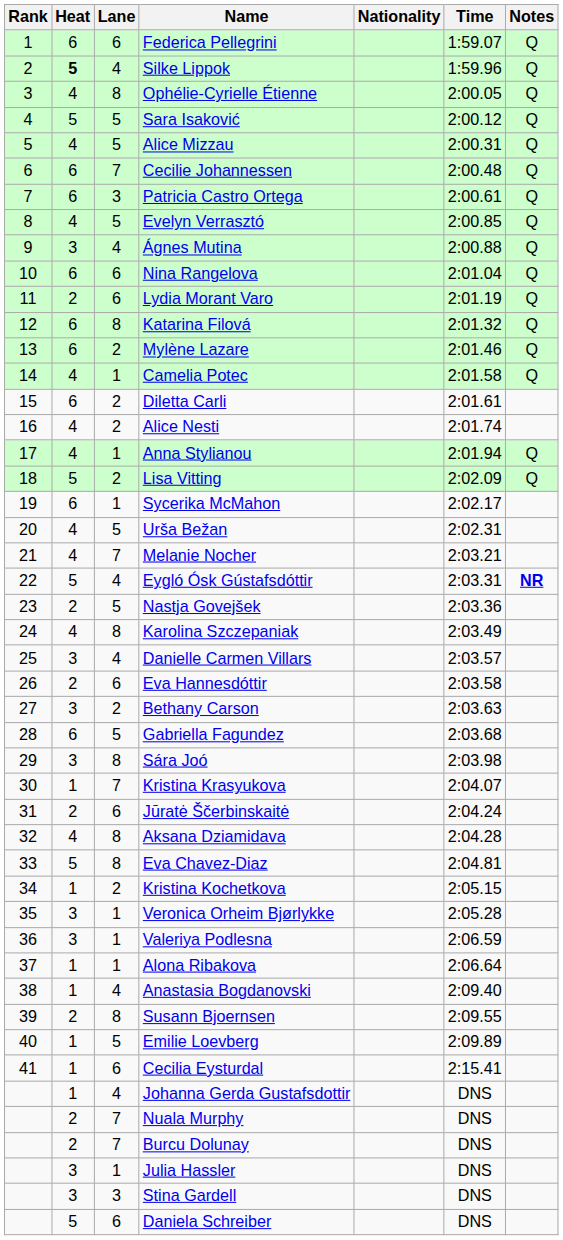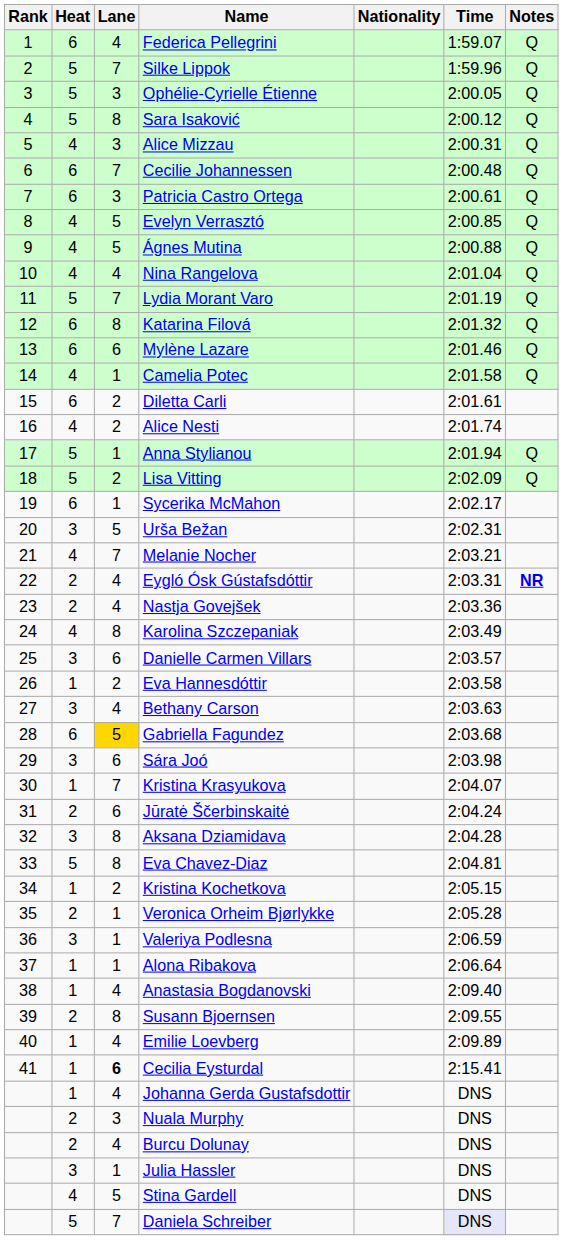(117, 42) 6 -> (117, 42) 4
(73, 68) bold -> (73, 68) normal
(117, 68) 4 -> (117, 68) 7
(73, 94) 4 -> (73, 94) 5
(117, 94) 8 -> (117, 94) 3
(117, 119) 5 -> (117, 119) 8
(117, 145) 5 -> (117, 145) 3
(73, 247) 3 -> (73, 247) 4
(117, 247) 4 -> (117, 247) 5
(73, 273) 6 -> (73, 273) 4
(117, 273) 6 -> (117, 273) 4
(73, 299) 2 -> (73, 299) 5
(117, 299) 6 -> (117, 299) 7
(117, 350) 2 -> (117, 350) 6
(73, 453) 4 -> (73, 453) 5
(73, 529) 4 -> (73, 529) 3
(73, 581) 5 -> (73, 581) 2
(117, 606) 5 -> (117, 606) 4
(117, 658) 4 -> (117, 658) 6
(73, 683) 2 -> (73, 683) 1
(117, 683) 6 -> (117, 683) 2
(117, 709) 2 -> (117, 709) 4
(117, 734) no background -> (117, 734) gold background
(117, 760) 8 -> (117, 760) 6
(73, 837) 4 -> (73, 837) 3
(73, 914) 3 -> (73, 914) 2
(117, 1042) 5 -> (117, 1042) 4
(117, 1068) normal -> (117, 1068) bold
(117, 1119) 7 -> (117, 1119) 3
(117, 1144) 7 -> (117, 1144) 4
(73, 1196) 3 -> (73, 1196) 4
(117, 1196) 3 -> (117, 1196) 5
(117, 1221) 6 -> (117, 1221) 7
(475, 1221) no background -> (475, 1221) lavender background
